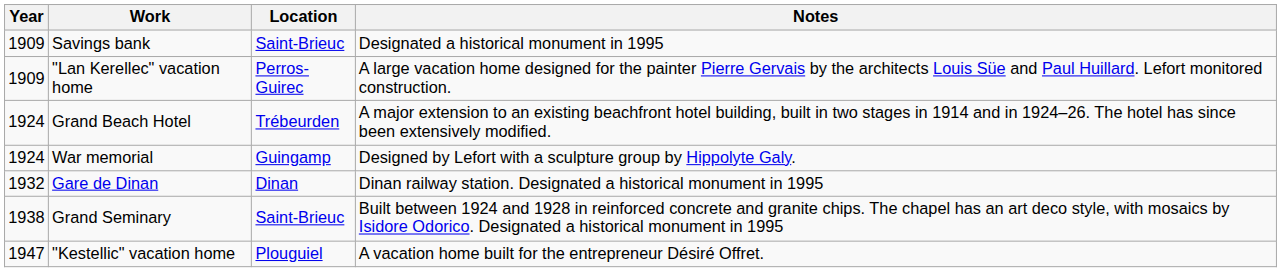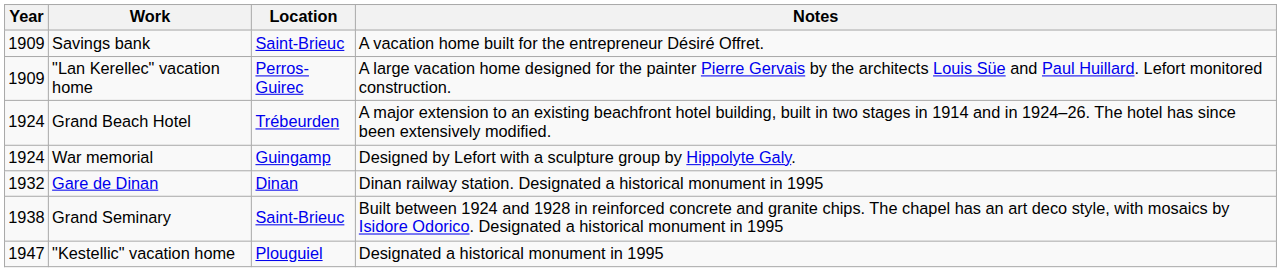(511, 43) Designated a historical monument in 1995 -> (561, 43) A vacation home built for the entrepreneur Désiré Offret.
(561, 253) A vacation home built for the entrepreneur Désiré Offret. -> (511, 253) Designated a historical monument in 1995
